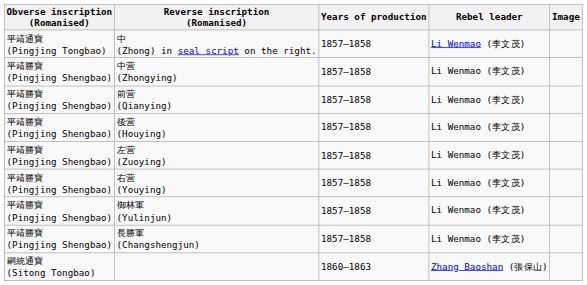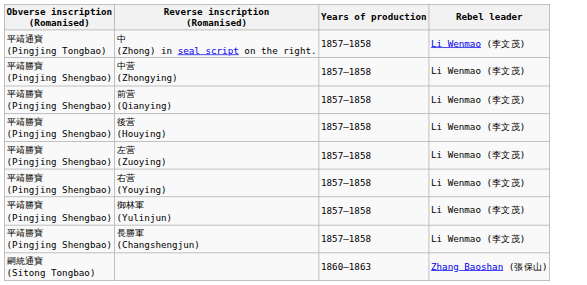- column: (566, 17)
